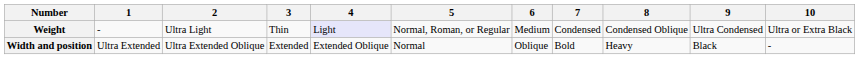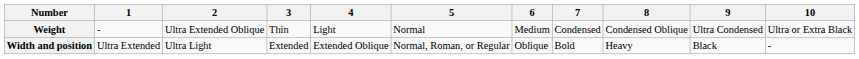(188, 29) Ultra Light -> (215, 29) Ultra Extended Oblique
(324, 29) lavender background -> (324, 29) no background
(451, 29) Normal, Roman, or Regular -> (409, 29) Normal
(215, 45) Ultra Extended Oblique -> (188, 45) Ultra Light
(409, 45) Normal -> (451, 45) Normal, Roman, or Regular
